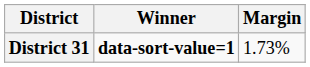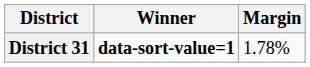(266, 47) 1.73% -> (266, 47) 1.78%
